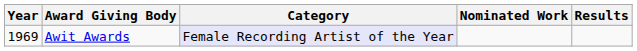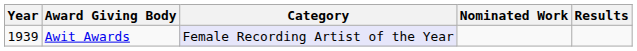(23, 36) 1969 -> (23, 36) 1939
